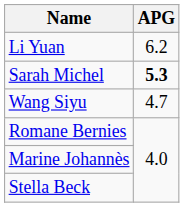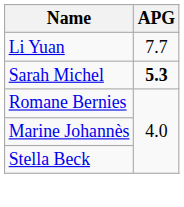(156, 46) 6.2 -> (156, 46) 7.7
- row: (48, 103)
